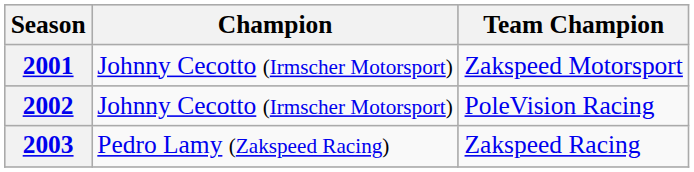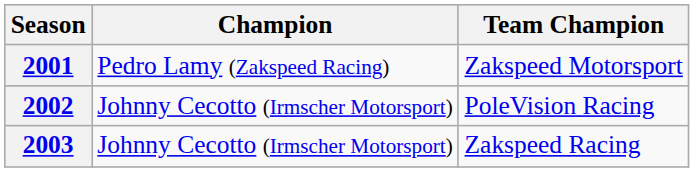(275, 65) Johnny Cecotto (Irmscher Motorsport) -> (243, 65) Pedro Lamy (Zakspeed Racing)
(243, 145) Pedro Lamy (Zakspeed Racing) -> (275, 145) Johnny Cecotto (Irmscher Motorsport)
